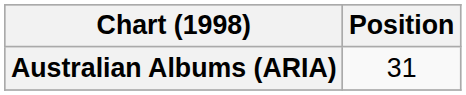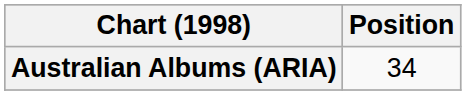(402, 68) 31 -> (402, 68) 34
